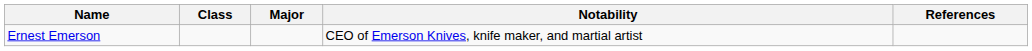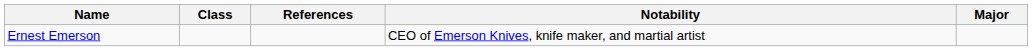columns swapped: (287, 14) <-> (960, 14)
